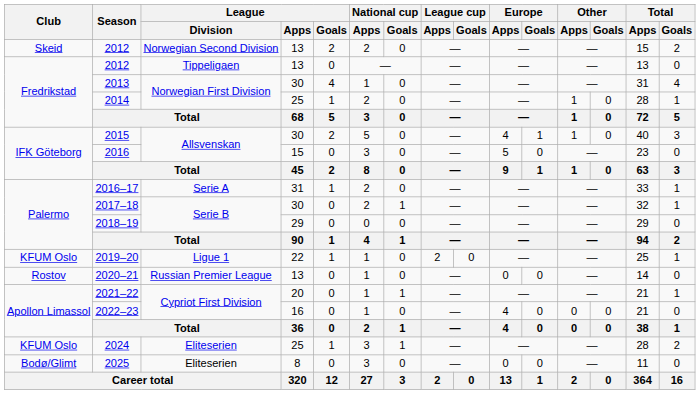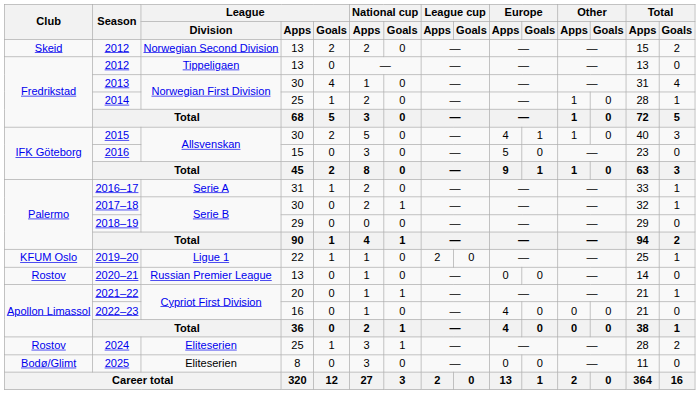(49, 345) KFUM Oslo -> (49, 345) Rostov
